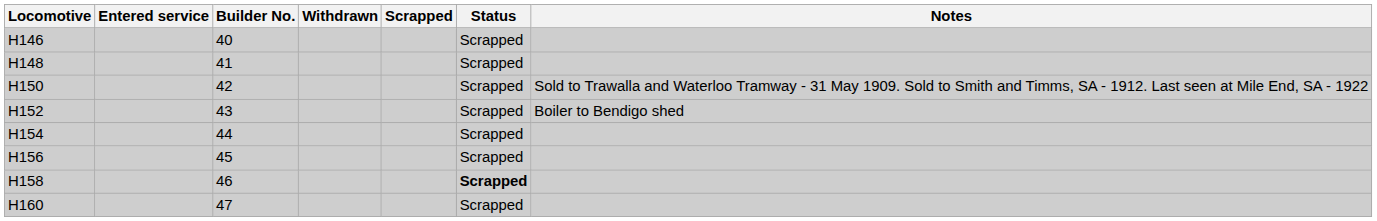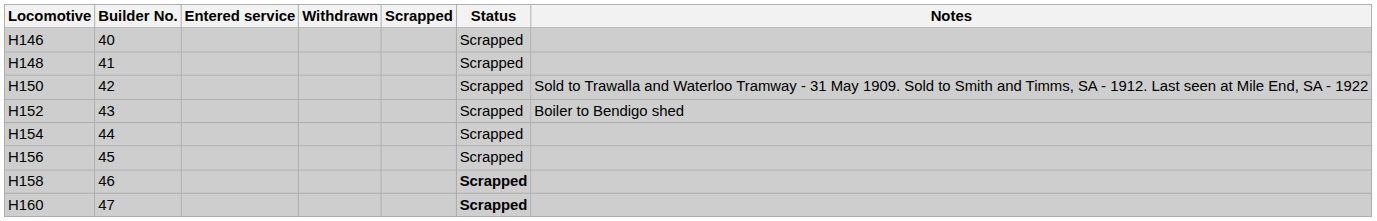columns swapped: (256, 16) <-> (154, 16)
(491, 205) normal -> (494, 205) bold
